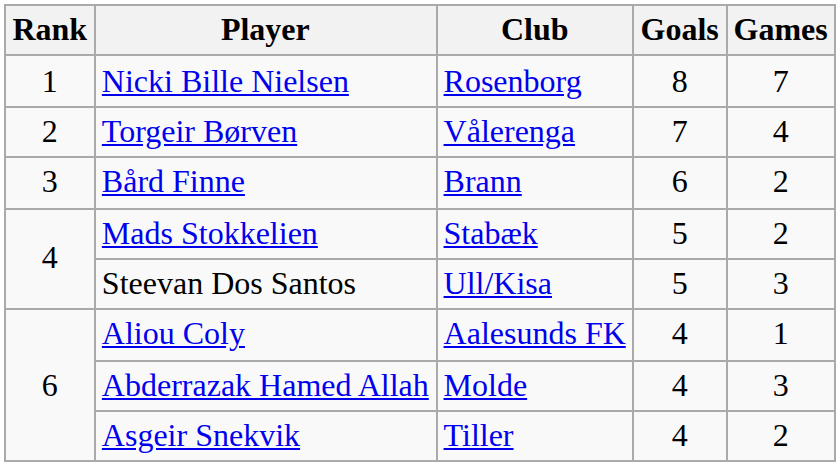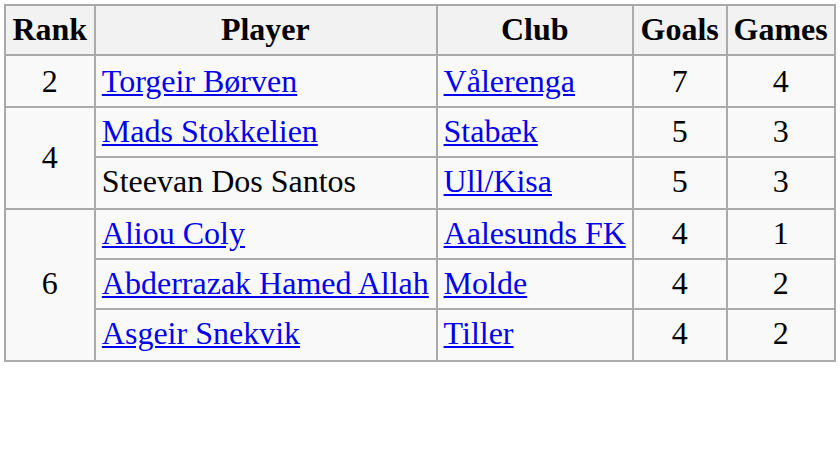- row: (225, 80)
- row: (173, 182)
(781, 232) 2 -> (781, 131) 3
(781, 385) 3 -> (781, 283) 2
